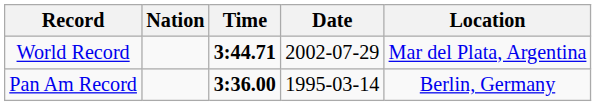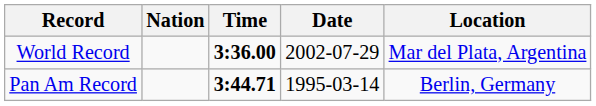(245, 52) 3:44.71 -> (245, 52) 3:36.00
(245, 84) 3:36.00 -> (245, 84) 3:44.71
